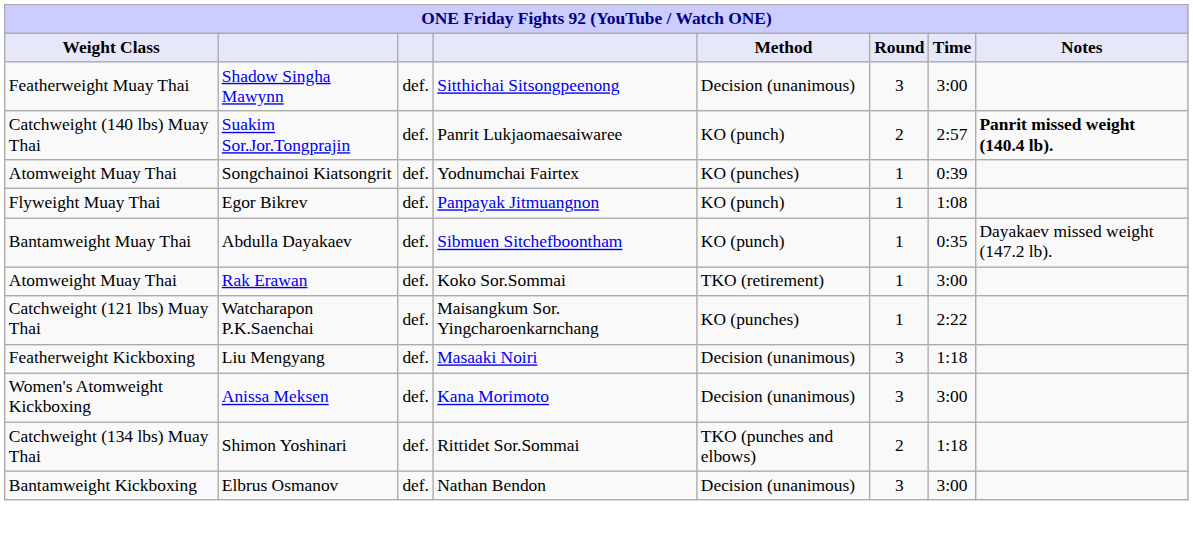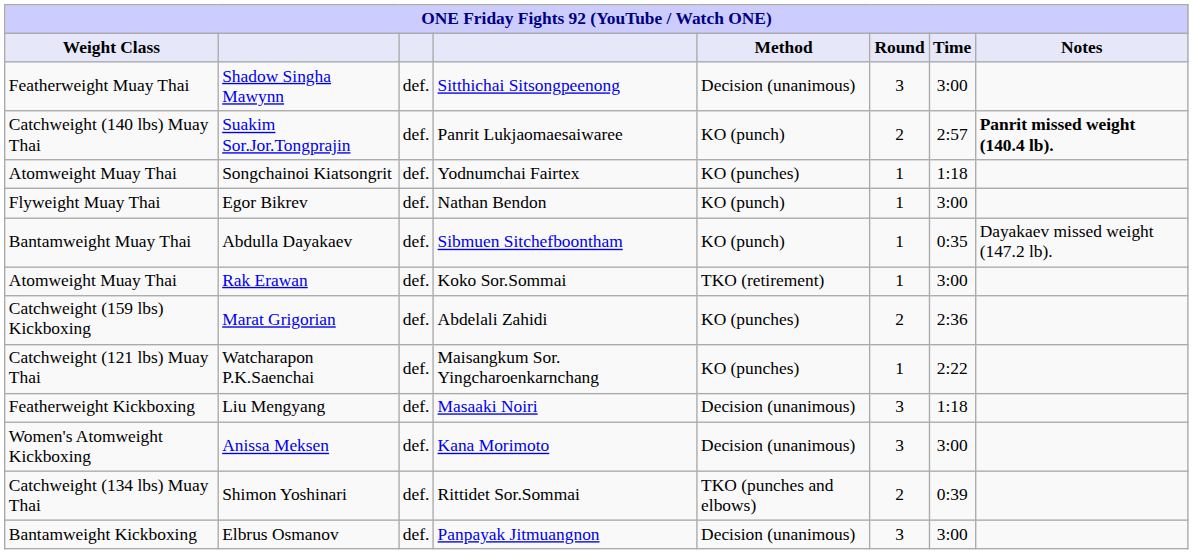(952, 174) 0:39 -> (952, 174) 1:18
(518, 202) Panpayak Jitmuangnon -> (492, 202) Nathan Bendon
(952, 202) 1:08 -> (952, 202) 3:00
+ row: (279, 319)
(952, 446) 1:18 -> (952, 495) 0:39
(492, 485) Nathan Bendon -> (519, 534) Panpayak Jitmuangnon
